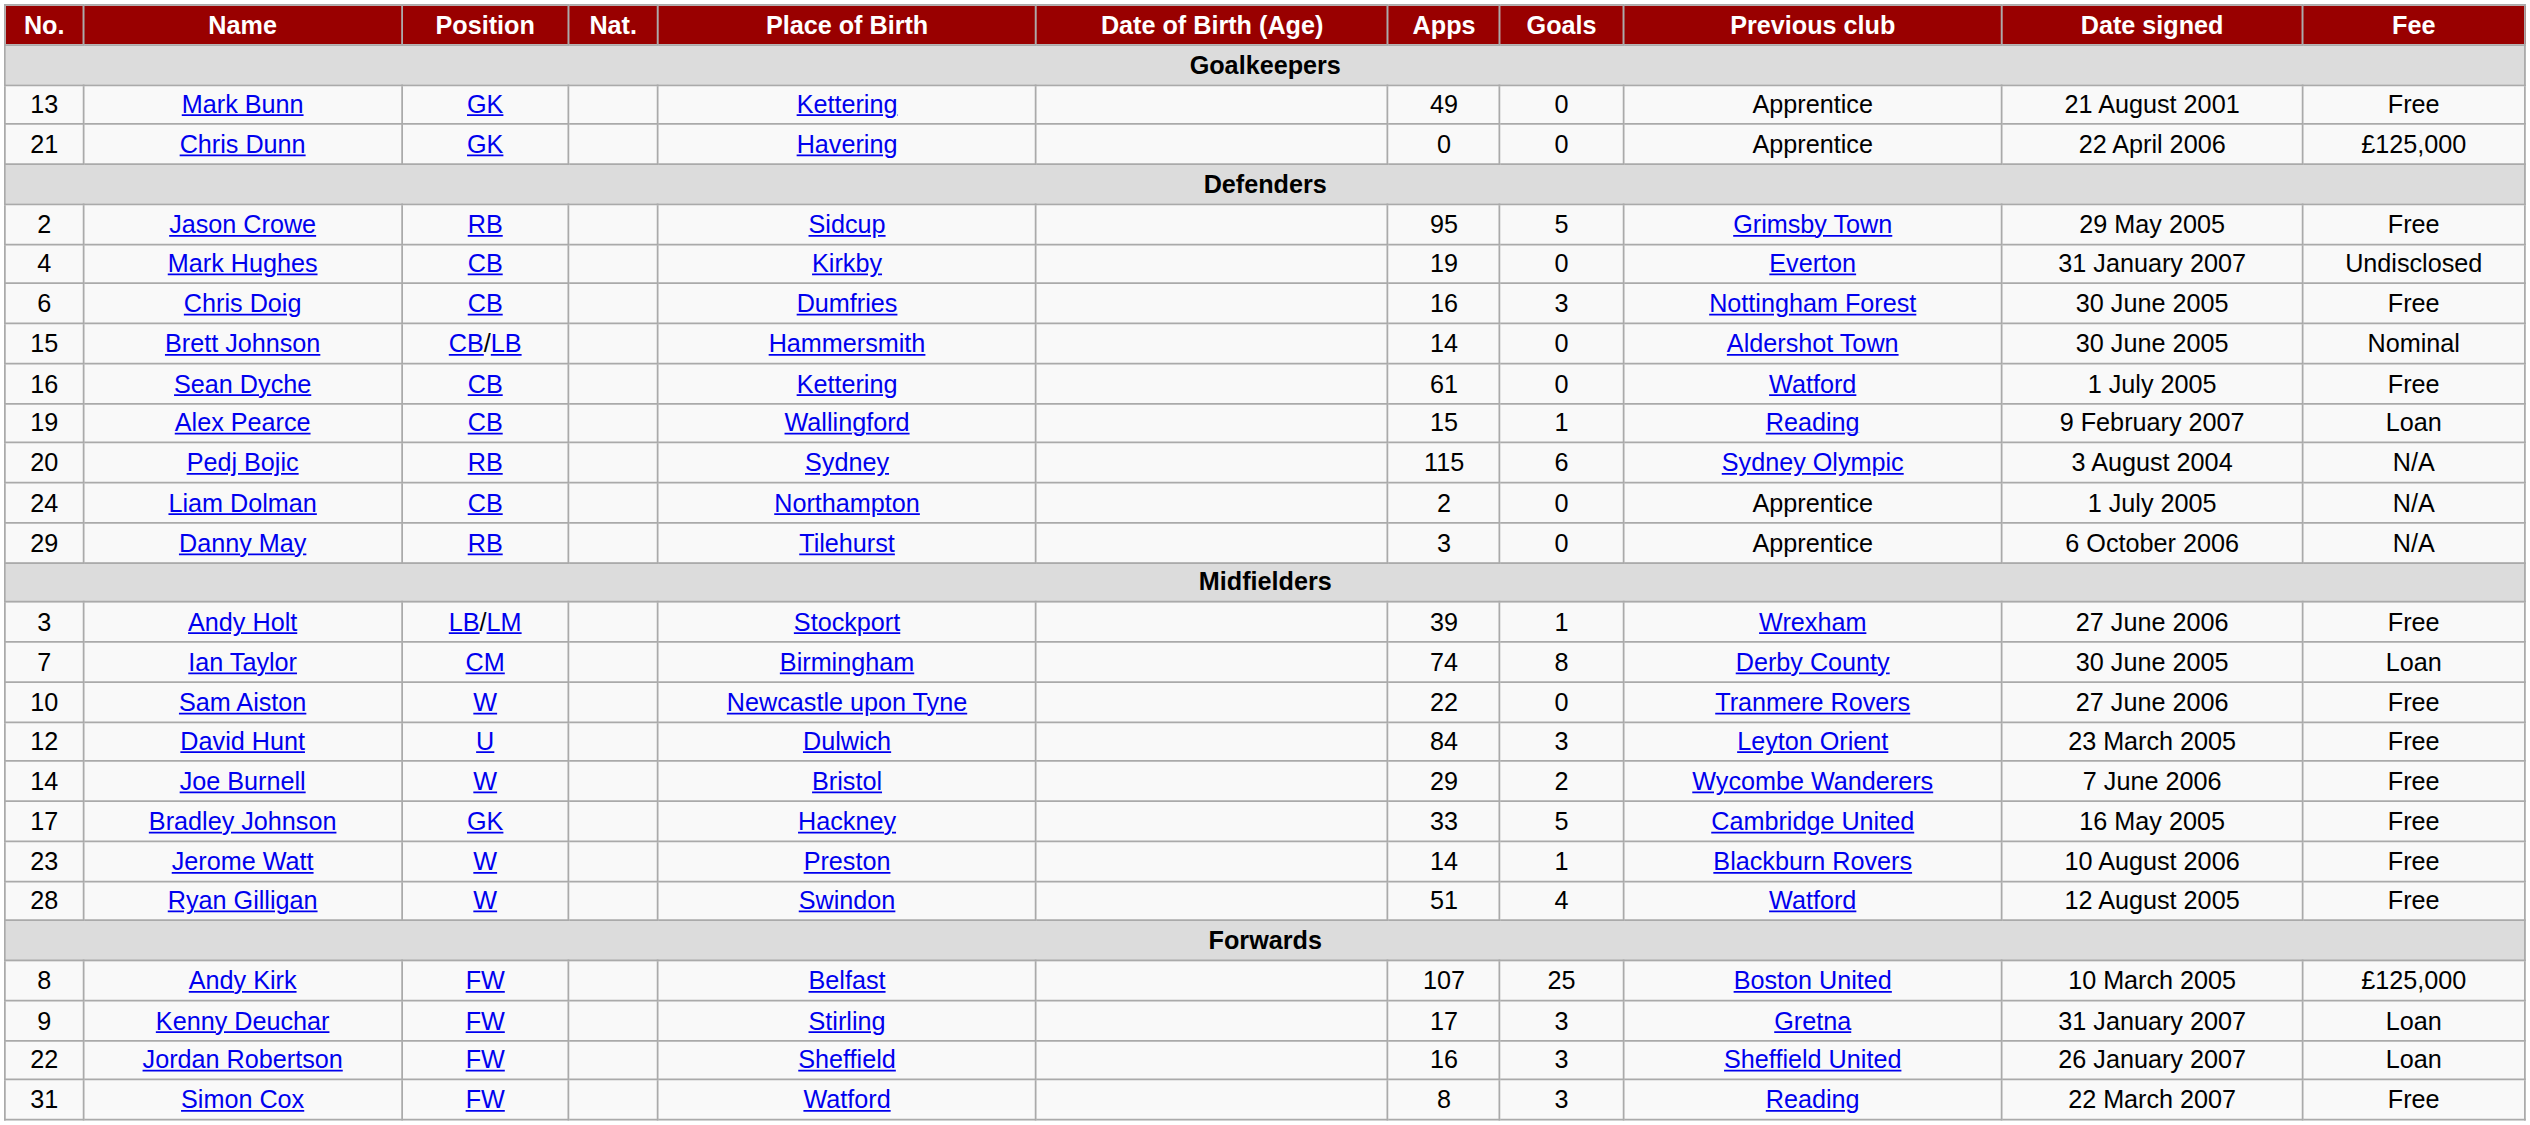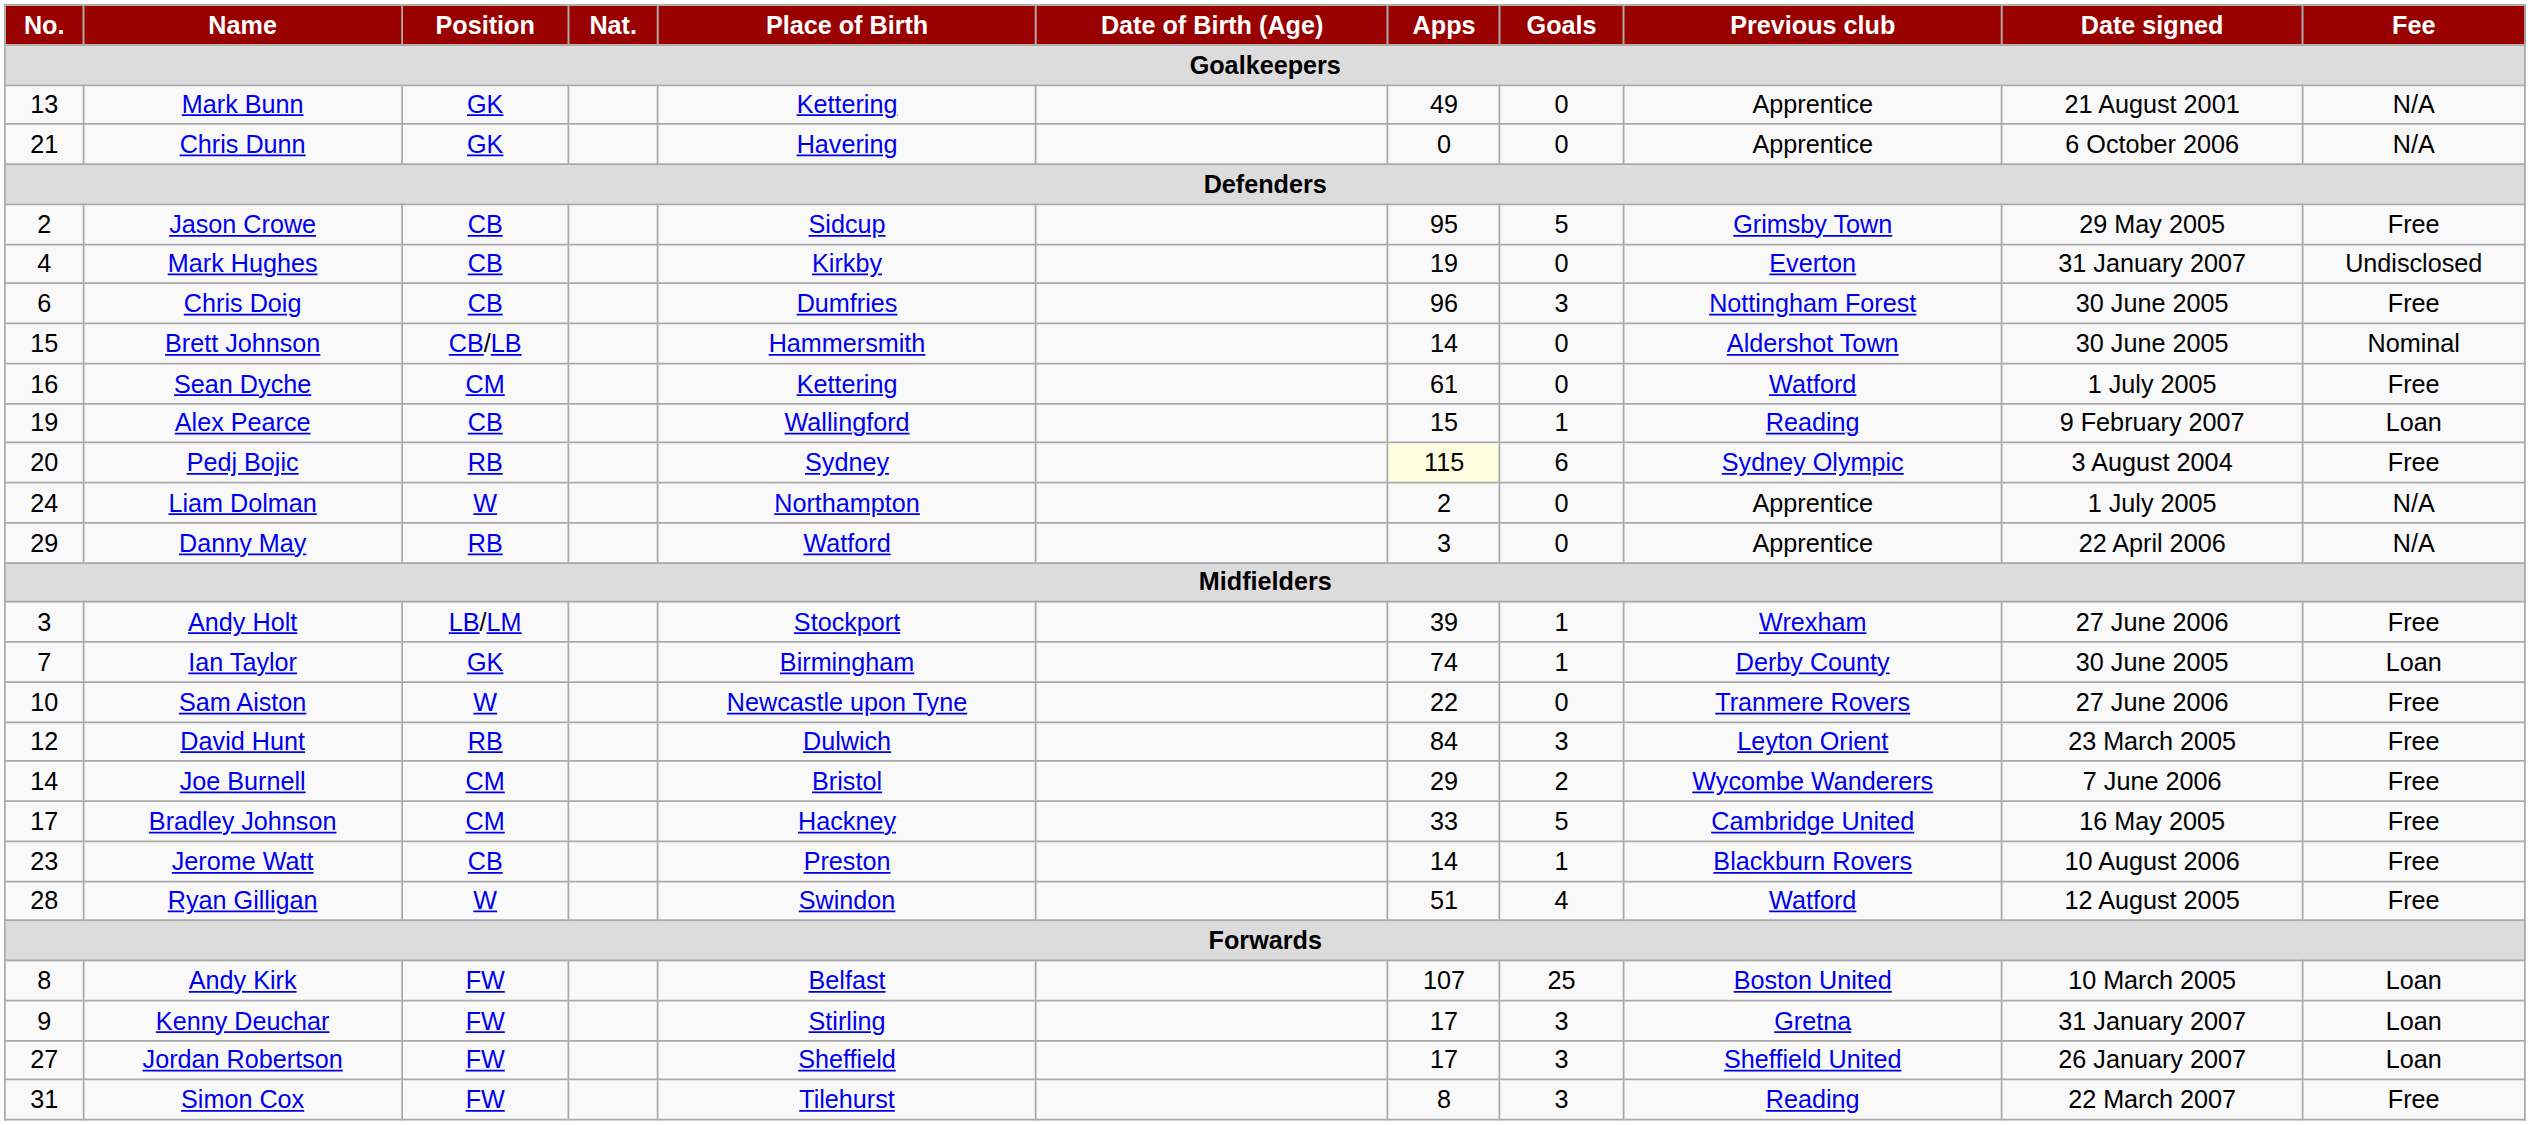(2414, 105) Free -> (2414, 105) N/A
(2152, 145) 22 April 2006 -> (2152, 145) 6 October 2006
(2414, 145) £125,000 -> (2414, 145) N/A
(485, 224) RB -> (485, 224) CB
(1444, 304) 16 -> (1444, 304) 96
(485, 383) CB -> (485, 383) CM
(1444, 463) no background -> (1444, 463) lightyellow background
(2414, 463) N/A -> (2414, 463) Free
(485, 503) CB -> (485, 503) W
(847, 543) Tilehurst -> (847, 543) Watford
(2152, 543) 6 October 2006 -> (2152, 543) 22 April 2006
(485, 662) CM -> (485, 662) GK
(1562, 662) 8 -> (1562, 662) 1
(485, 742) U -> (485, 742) RB
(485, 782) W -> (485, 782) CM
(485, 821) GK -> (485, 821) CM
(485, 861) W -> (485, 861) CB
(2414, 981) £125,000 -> (2414, 981) Loan
(44, 1060) 22 -> (44, 1060) 27
(1444, 1060) 16 -> (1444, 1060) 17
(847, 1100) Watford -> (847, 1100) Tilehurst
